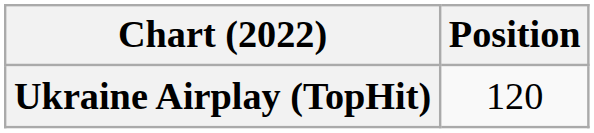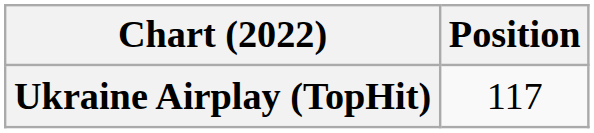(515, 95) 120 -> (515, 95) 117
